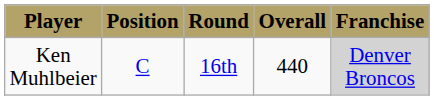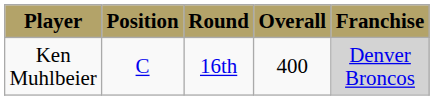(292, 66) 440 -> (292, 66) 400
